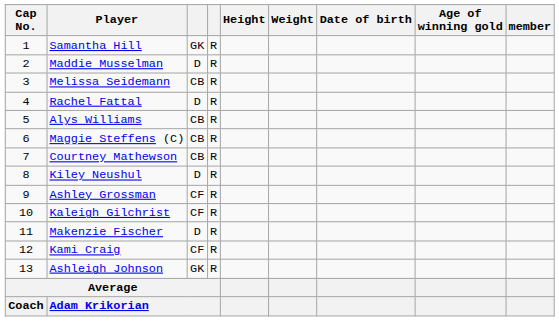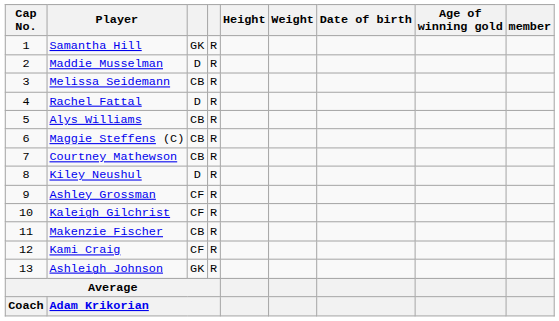(197, 232) D -> (197, 232) CB
